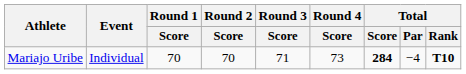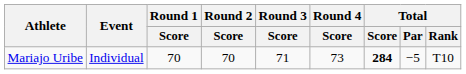(413, 58) −4 -> (413, 58) −5
(443, 58) bold -> (443, 58) normal
